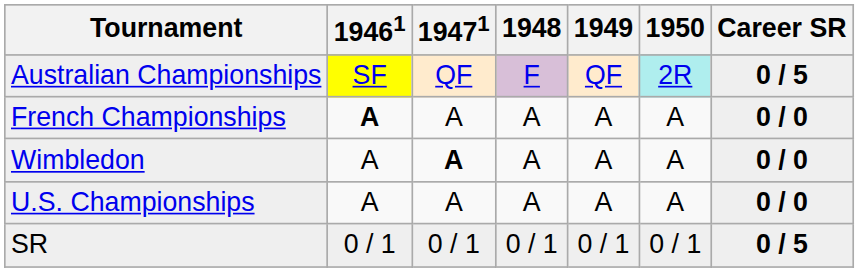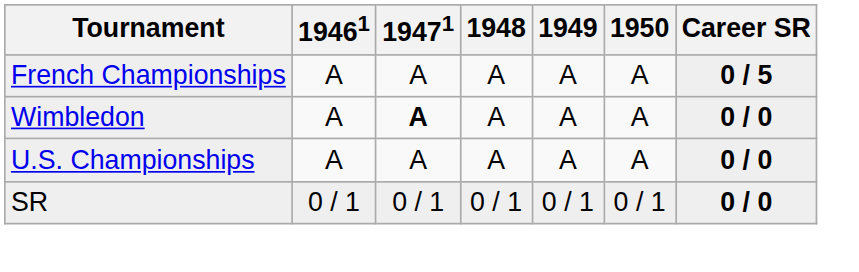- row: (166, 75)
(370, 117) bold -> (334, 75) normal
(782, 117) 0 / 0 -> (746, 75) 0 / 5
(782, 244) 0 / 5 -> (746, 202) 0 / 0
